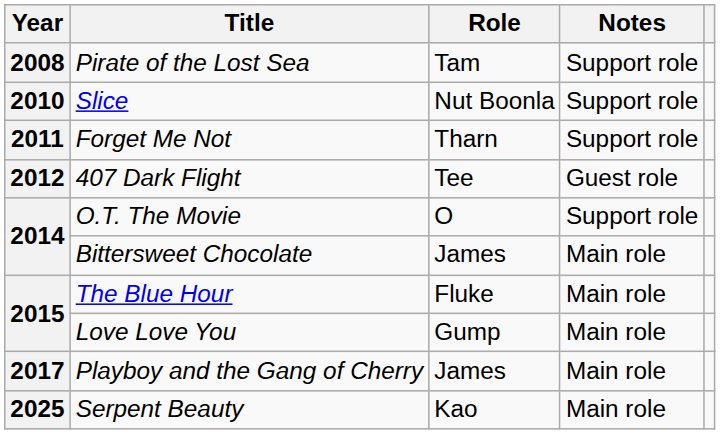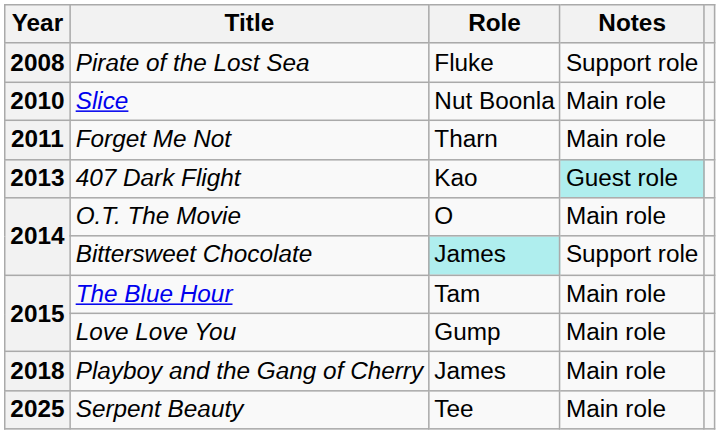(457, 62) Tam -> (464, 62) Fluke
(632, 100) Support role -> (616, 100) Main role
(632, 139) Support role -> (616, 139) Main role
(37, 178) 2012 -> (37, 178) 2013
(454, 178) Tee -> (456, 178) Kao
(622, 178) no background -> (622, 178) paleturquoise background
(632, 216) Support role -> (616, 216) Main role
(470, 255) no background -> (470, 255) paleturquoise background
(616, 255) Main role -> (632, 255) Support role
(464, 293) Fluke -> (457, 293) Tam
(37, 370) 2017 -> (37, 370) 2018
(456, 409) Kao -> (454, 409) Tee
